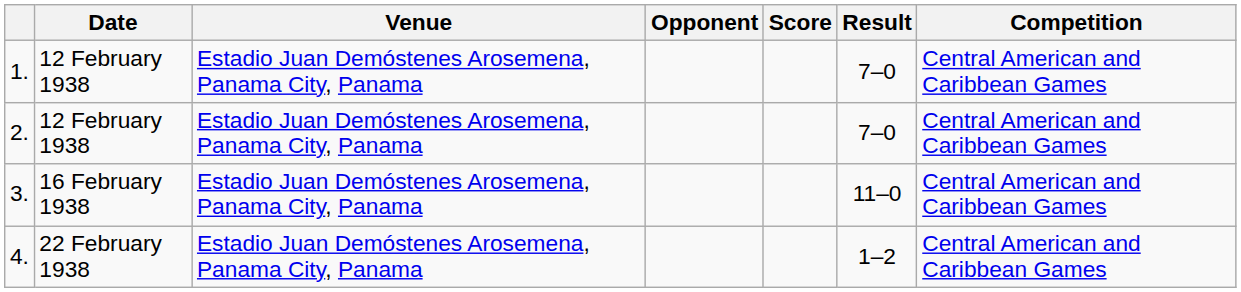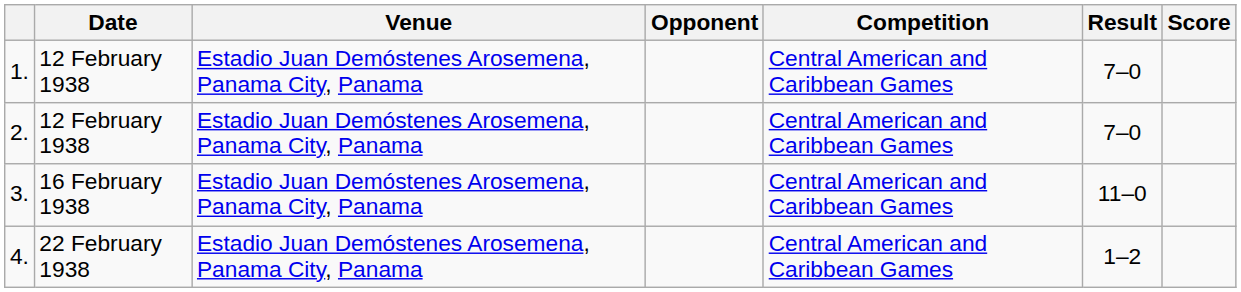columns swapped: (800, 22) <-> (1076, 22)
